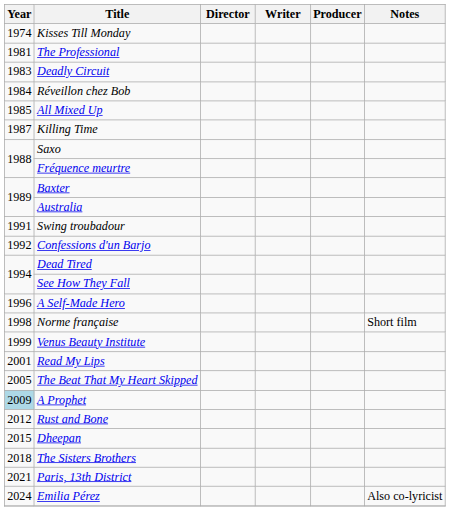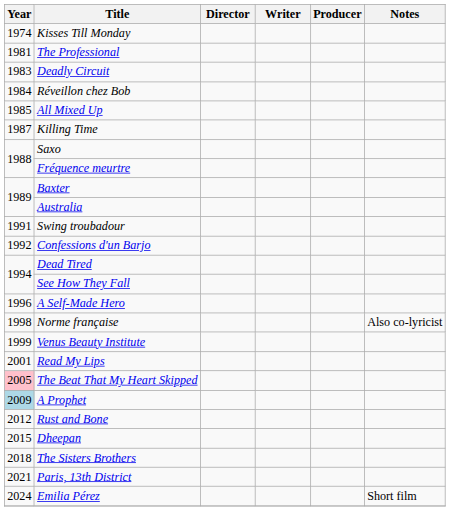(392, 322) Short film -> (405, 322) Also co-lyricist
(19, 380) no background -> (19, 380) pink background
(405, 496) Also co-lyricist -> (392, 496) Short film
